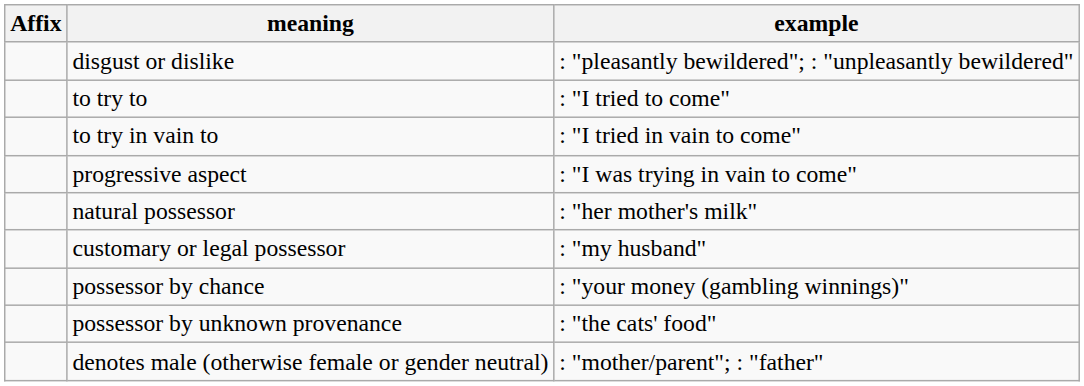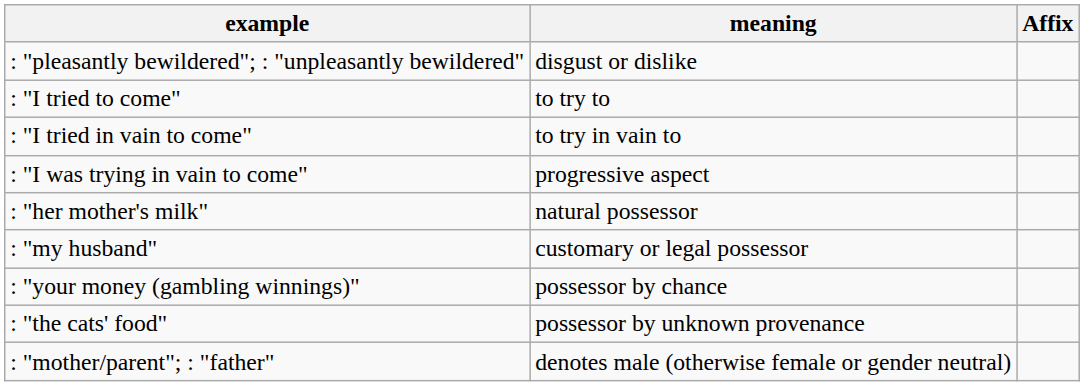columns swapped: (36, 23) <-> (816, 23)
